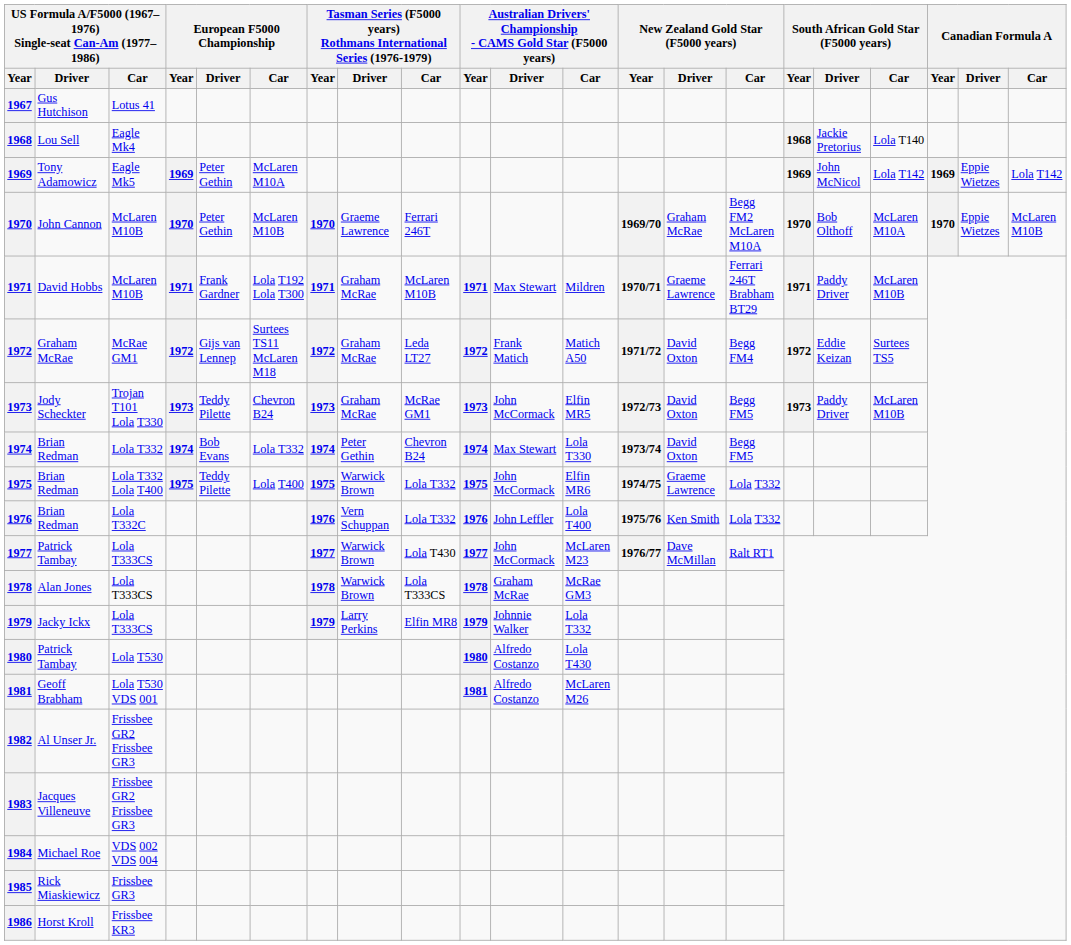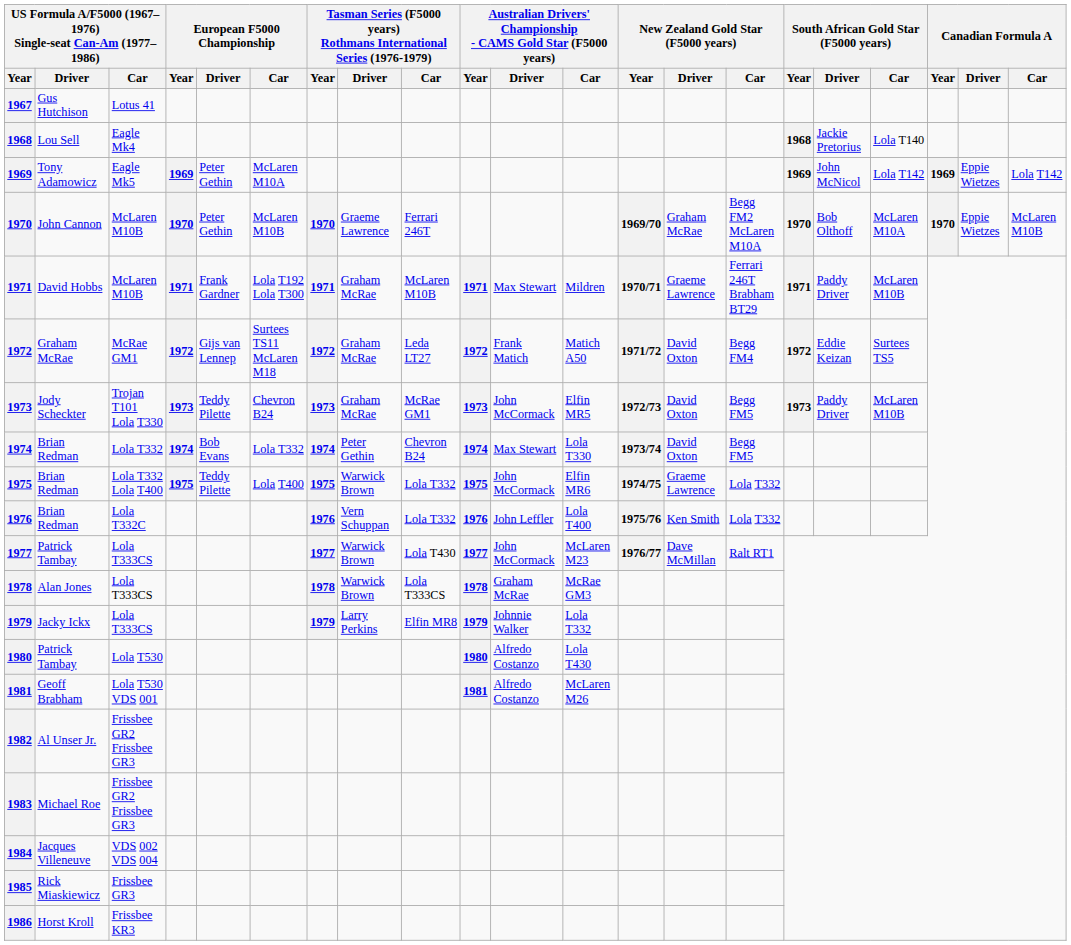(64, 804) Jacques Villeneuve -> (69, 804) Michael Roe
(69, 853) Michael Roe -> (64, 853) Jacques Villeneuve
